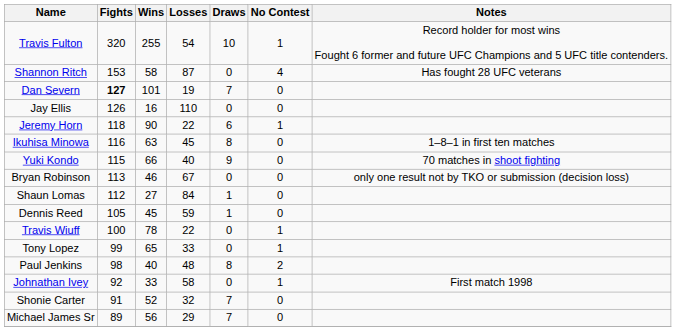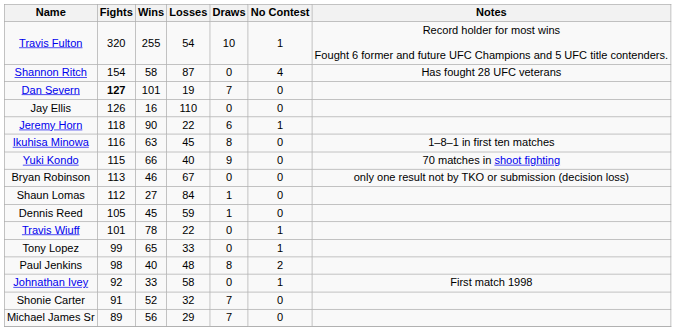(116, 73) 153 -> (116, 73) 154
(116, 230) 100 -> (116, 230) 101
